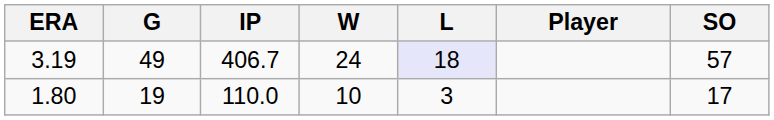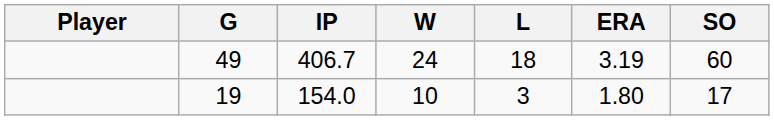columns swapped: (583, 22) <-> (54, 22)
(447, 59) lavender background -> (523, 59) no background
(720, 59) 57 -> (720, 59) 60
(250, 96) 110.0 -> (327, 96) 154.0
